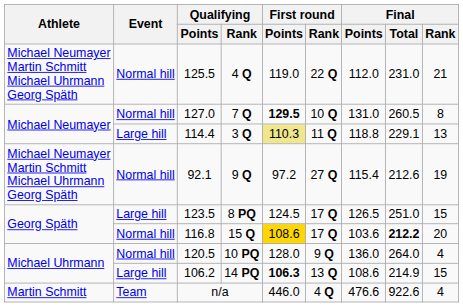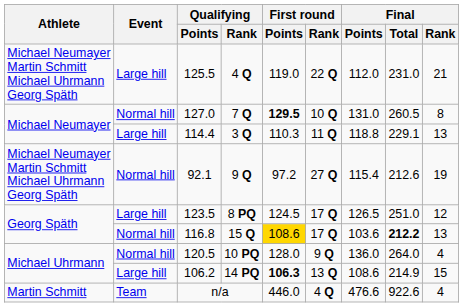(146, 74) Normal hill -> (141, 74) Large hill
(284, 134) khaki background -> (284, 134) no background
(440, 215) 15 -> (440, 215) 12
(440, 234) 20 -> (440, 234) 13
